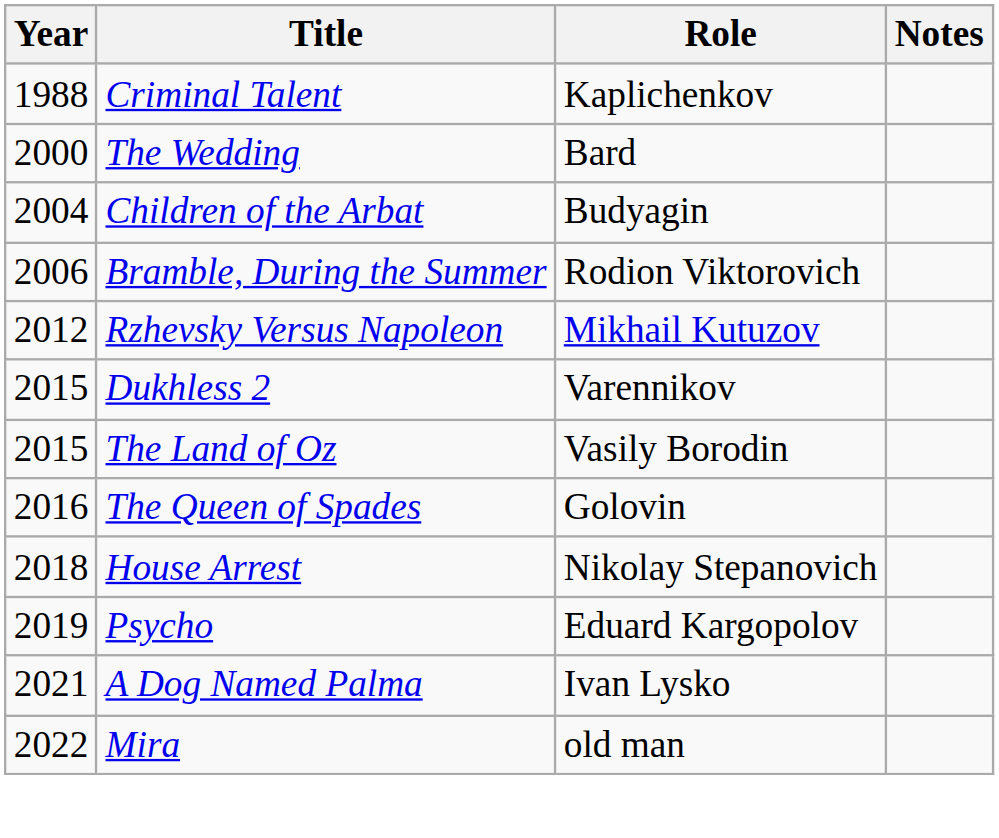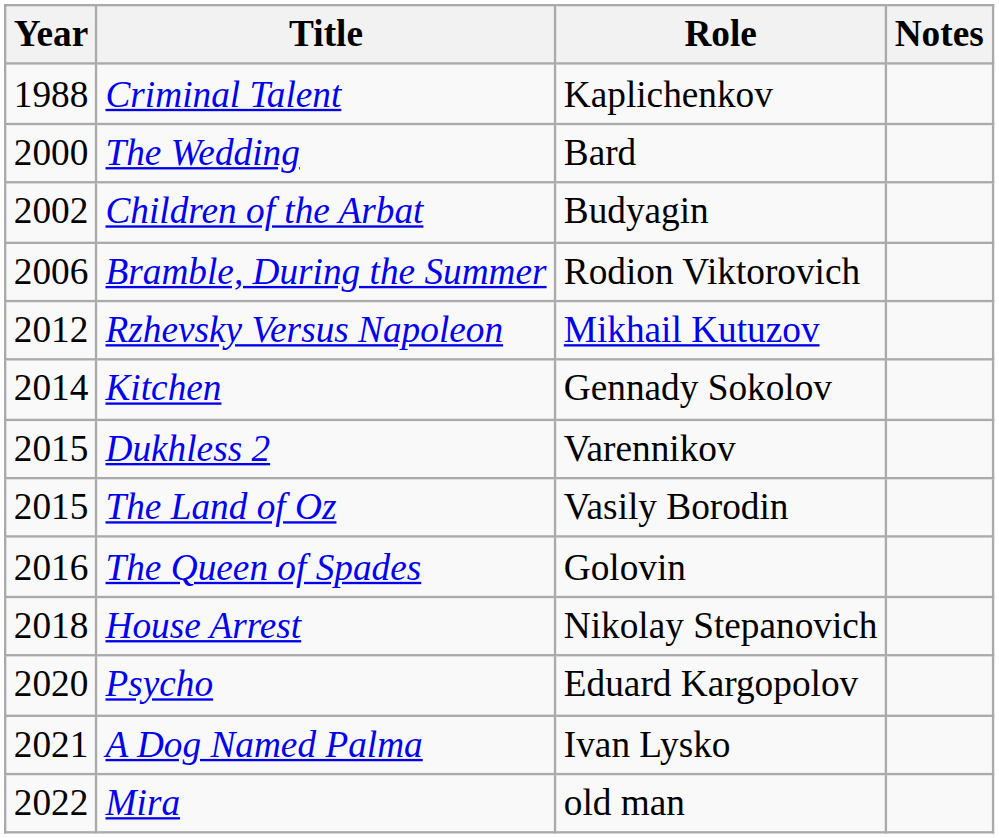(51, 211) 2004 -> (51, 211) 2002
+ row: (163, 388)
(51, 625) 2019 -> (51, 684) 2020
